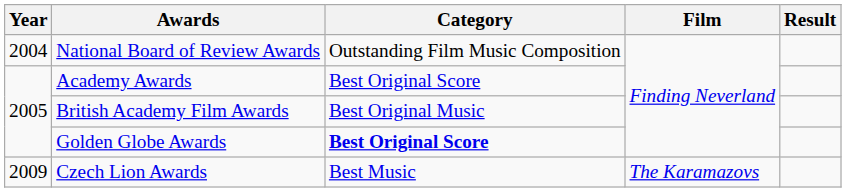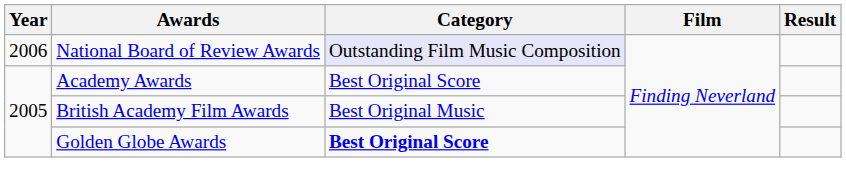(28, 50) 2004 -> (28, 50) 2006
(475, 50) no background -> (475, 50) lavender background
- row: (132, 171)
